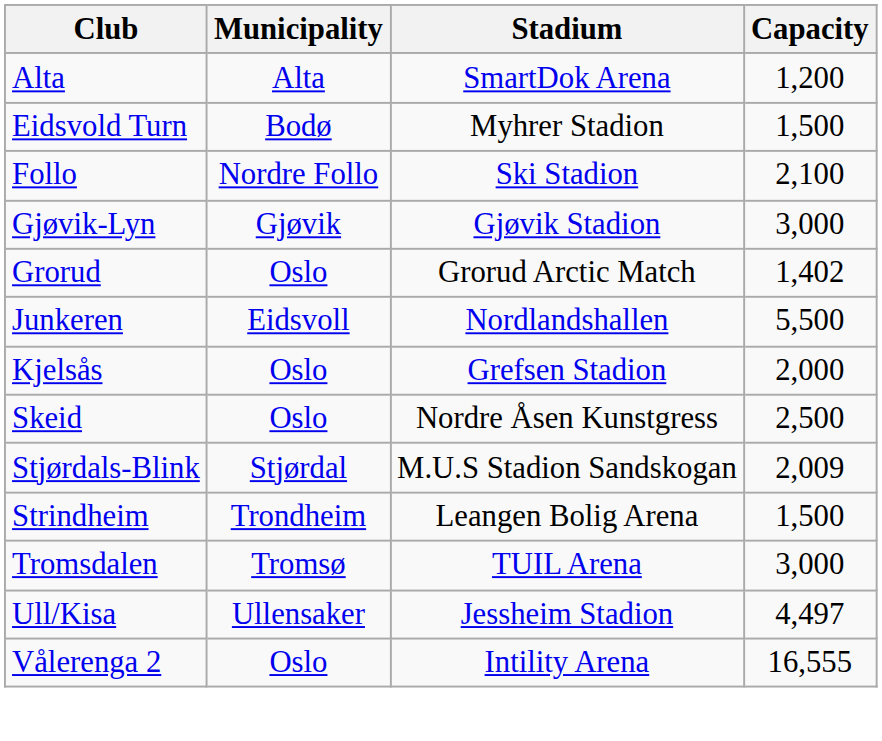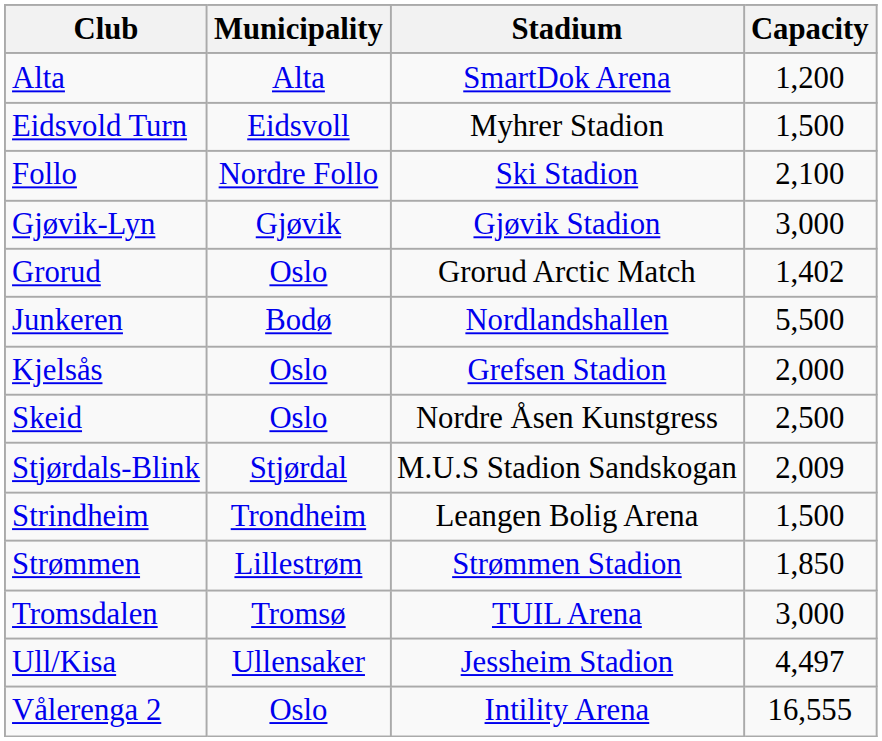(298, 126) Bodø -> (298, 126) Eidsvoll
(298, 321) Eidsvoll -> (298, 321) Bodø
+ row: (76, 564)
